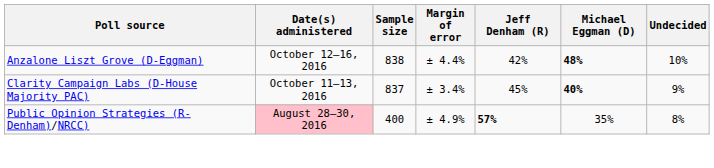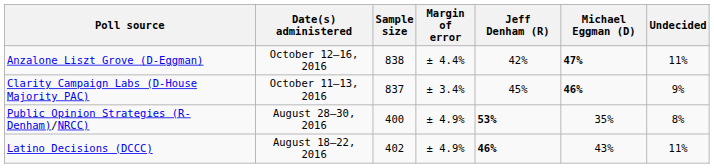(573, 61) 48% -> (573, 61) 47%
(678, 61) 10% -> (678, 61) 11%
(573, 90) 40% -> (573, 90) 46%
(314, 119) pink background -> (314, 119) no background
(487, 119) 57% -> (487, 119) 53%
+ row: (80, 148)
